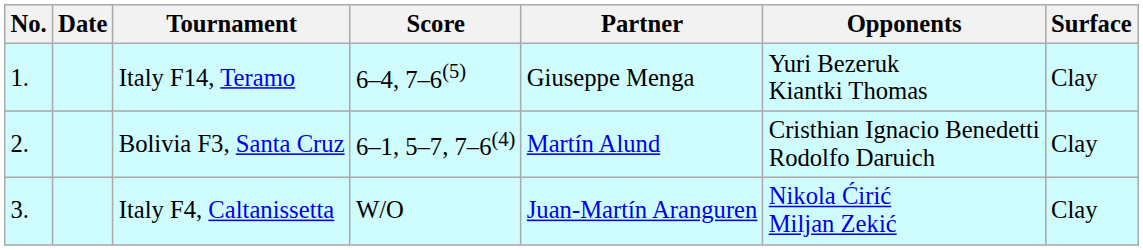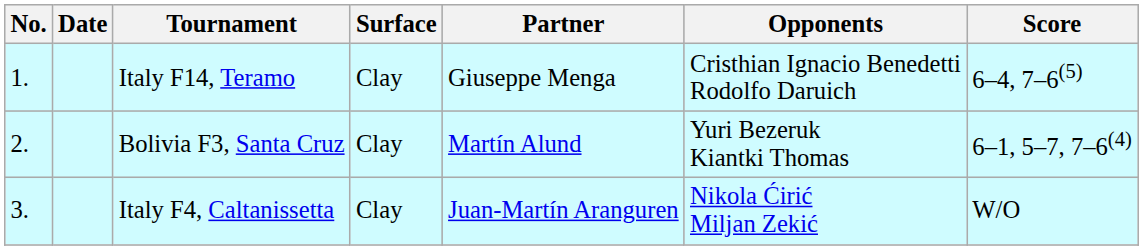columns swapped: (1091, 24) <-> (436, 24)
(848, 76) Yuri Bezeruk Kiantki Thomas -> (825, 76) Cristhian Ignacio Benedetti Rodolfo Daruich
(904, 143) Cristhian Ignacio Benedetti Rodolfo Daruich -> (770, 143) Yuri Bezeruk Kiantki Thomas
